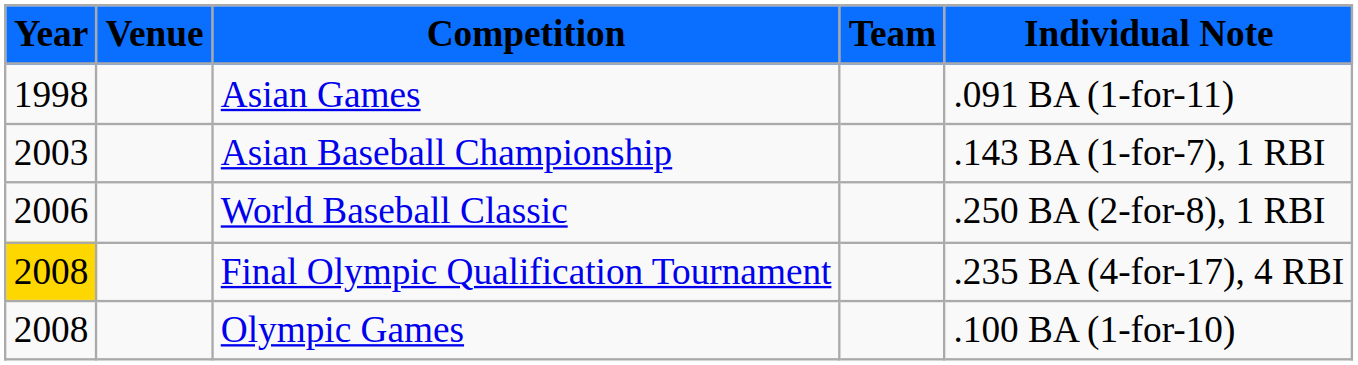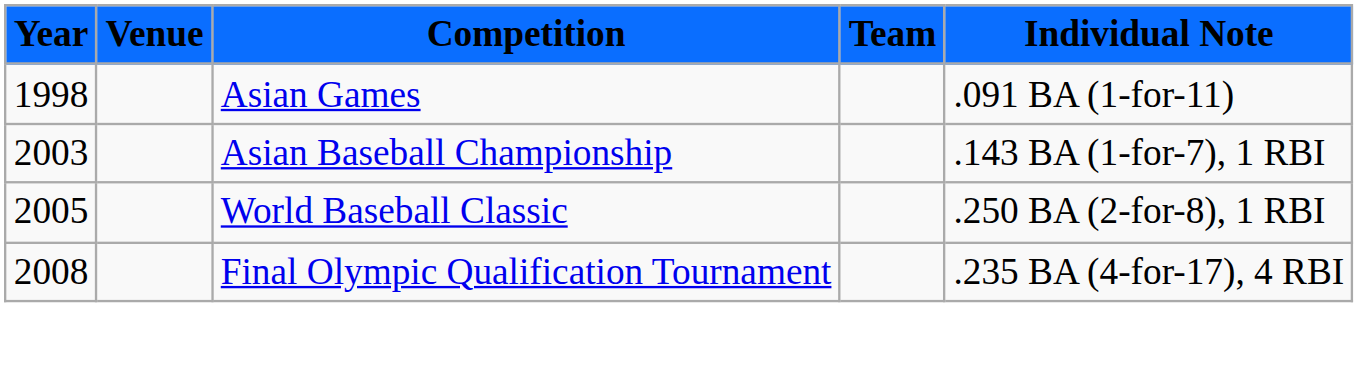(51, 211) 2006 -> (51, 211) 2005
(51, 270) gold background -> (51, 270) no background
- row: (342, 329)
